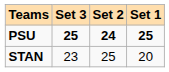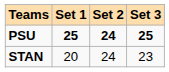columns swapped: (146, 15) <-> (71, 15)
(108, 56) 25 -> (108, 56) 24
